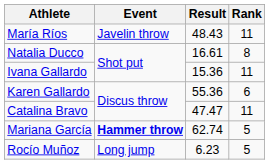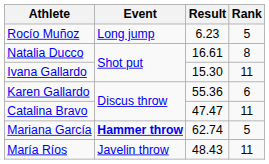rows swapped: (43, 150) <-> (37, 34)
(207, 72) 15.36 -> (207, 72) 15.30
